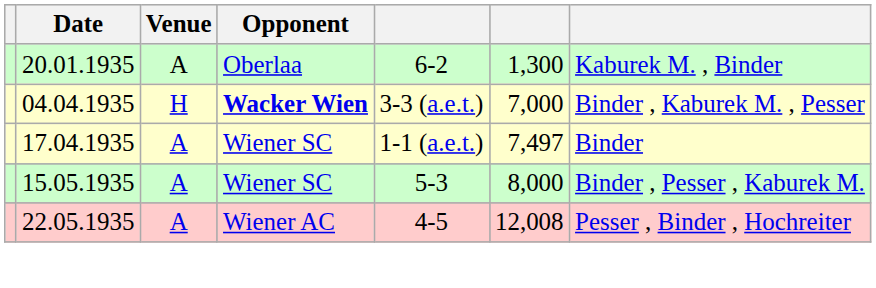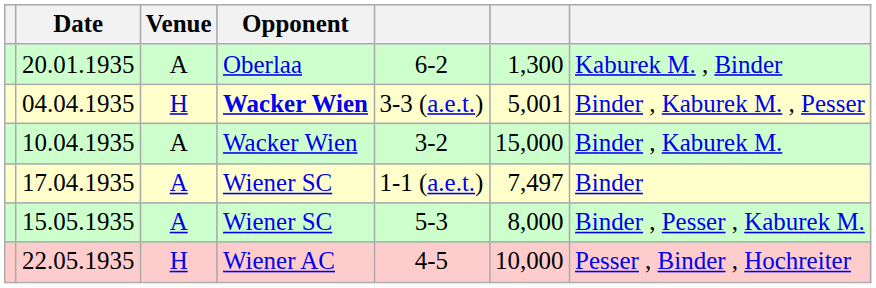(535, 103) 7,000 -> (535, 103) 5,001
+ row: (78, 143)
(179, 222) A -> (179, 261) H
(529, 222) 12,008 -> (529, 261) 10,000
